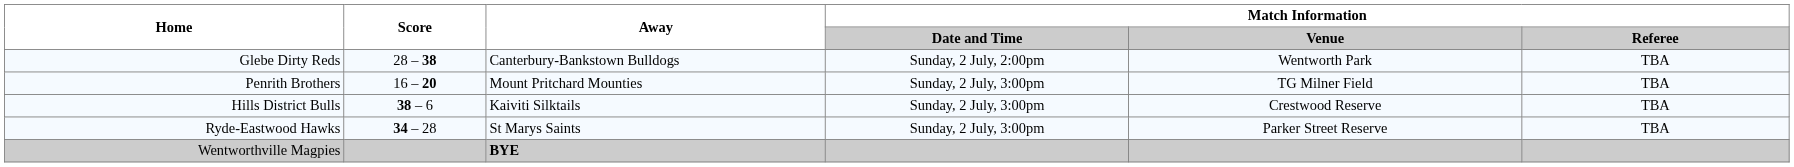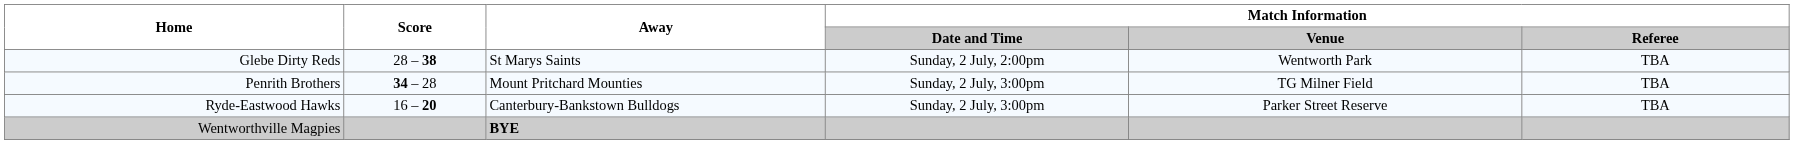(584, 60) Canterbury-Bankstown Bulldogs -> (535, 60) St Marys Saints
(415, 83) 16 – 20 -> (415, 83) 34 – 28
- row: (286, 105)
(415, 128) 34 – 28 -> (415, 105) 16 – 20
(535, 128) St Marys Saints -> (584, 105) Canterbury-Bankstown Bulldogs
